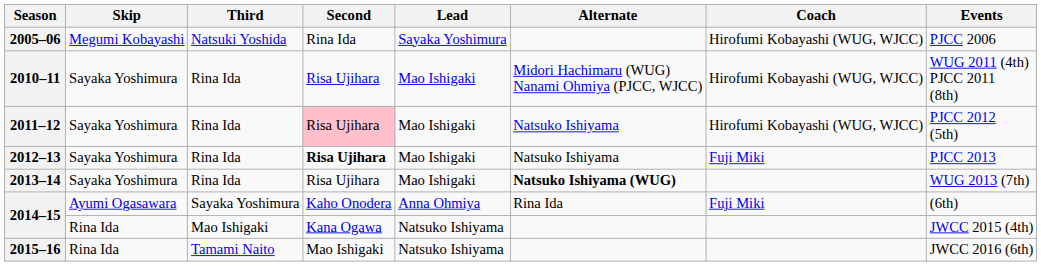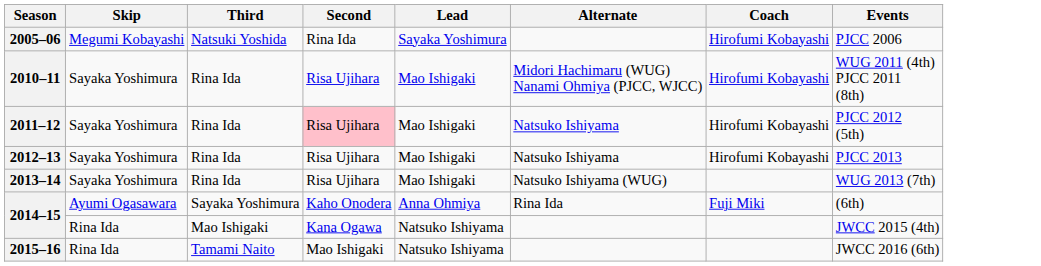(816, 39) Hirofumi Kobayashi (WUG, WJCC) -> (769, 39) Hirofumi Kobayashi
(816, 78) Hirofumi Kobayashi (WUG, WJCC) -> (769, 78) Hirofumi Kobayashi
(816, 126) Hirofumi Kobayashi (WUG, WJCC) -> (769, 126) Hirofumi Kobayashi
(346, 157) bold -> (343, 157) normal
(737, 157) Fuji Miki -> (769, 157) Hirofumi Kobayashi
(595, 180) bold -> (590, 180) normal
